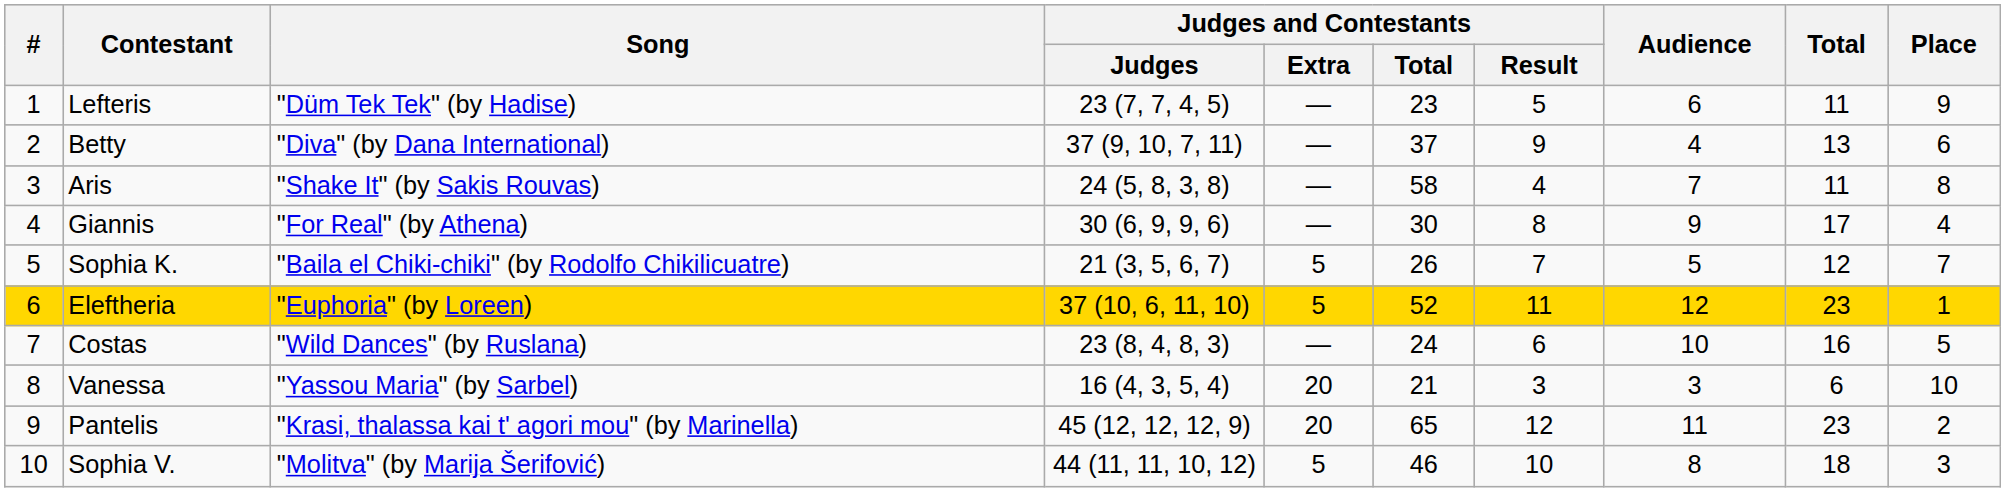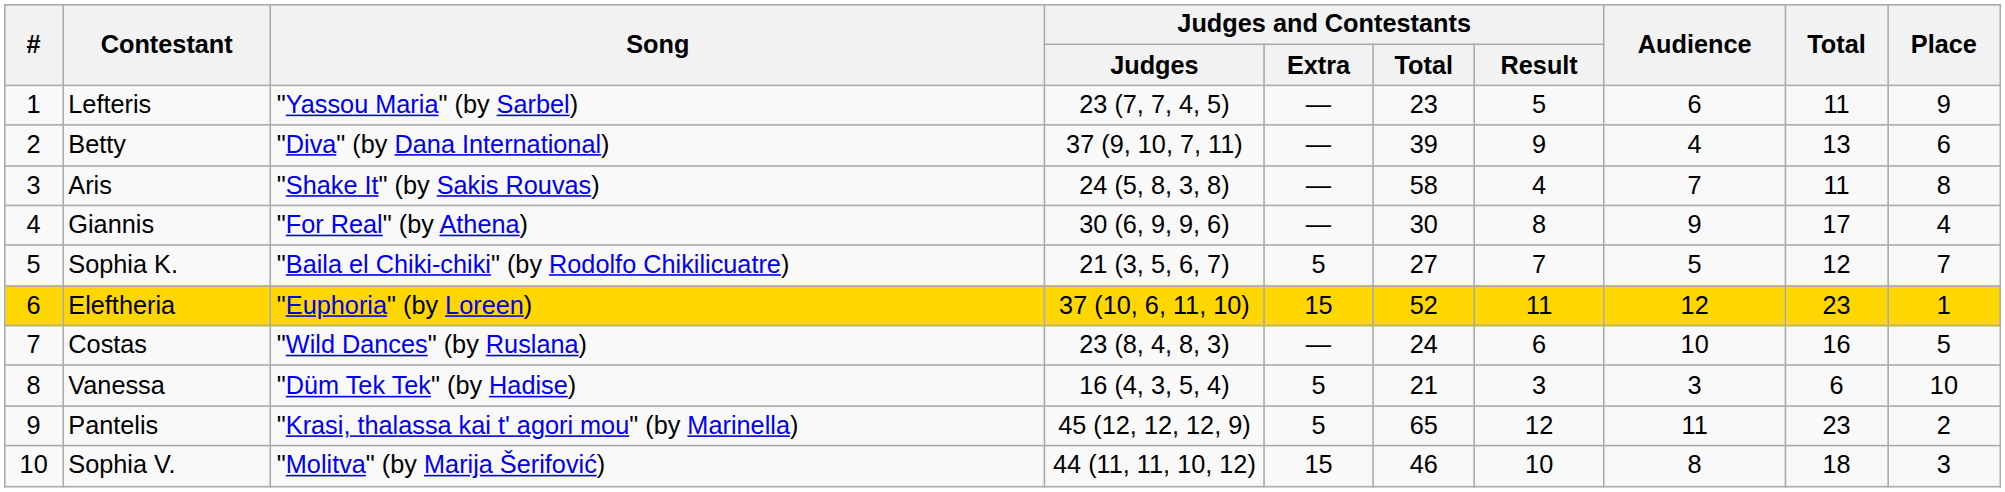(427, 104) "Düm Tek Tek" (by Hadise) -> (427, 104) "Yassou Maria" (by Sarbel)
(1424, 144) 37 -> (1424, 144) 39
(1424, 265) 26 -> (1424, 265) 27
(1319, 305) 5 -> (1318, 305) 15
(427, 385) "Yassou Maria" (by Sarbel) -> (427, 385) "Düm Tek Tek" (by Hadise)
(1318, 385) 20 -> (1319, 385) 5
(1318, 425) 20 -> (1319, 425) 5
(1319, 465) 5 -> (1318, 465) 15
